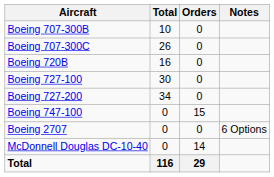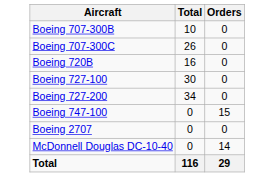- column: (244, 12)
